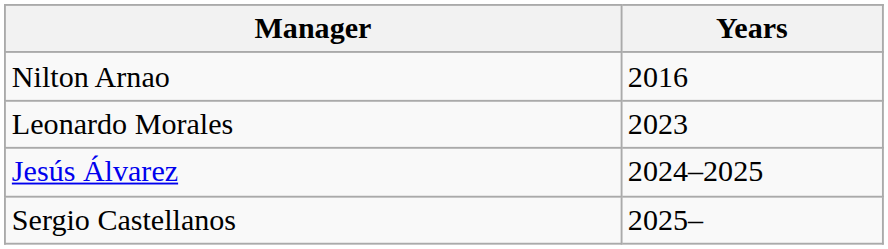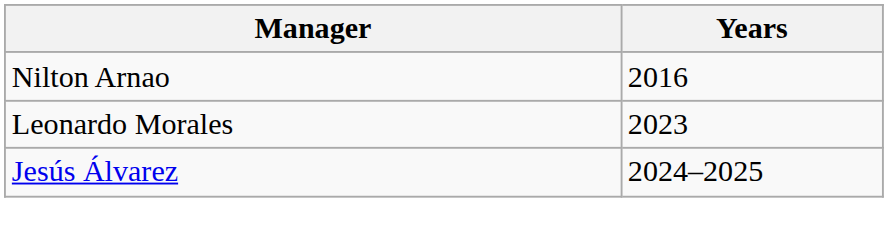- row: (124, 219)
